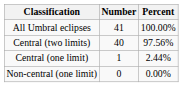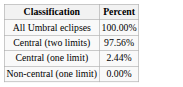- column: (119, 12)
